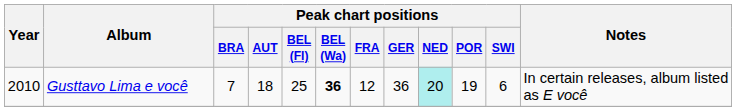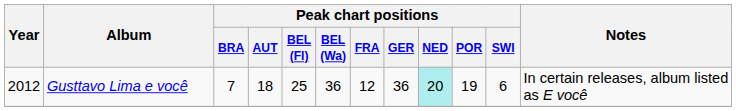(24, 86) 2010 -> (24, 86) 2012
(333, 86) bold -> (333, 86) normal
